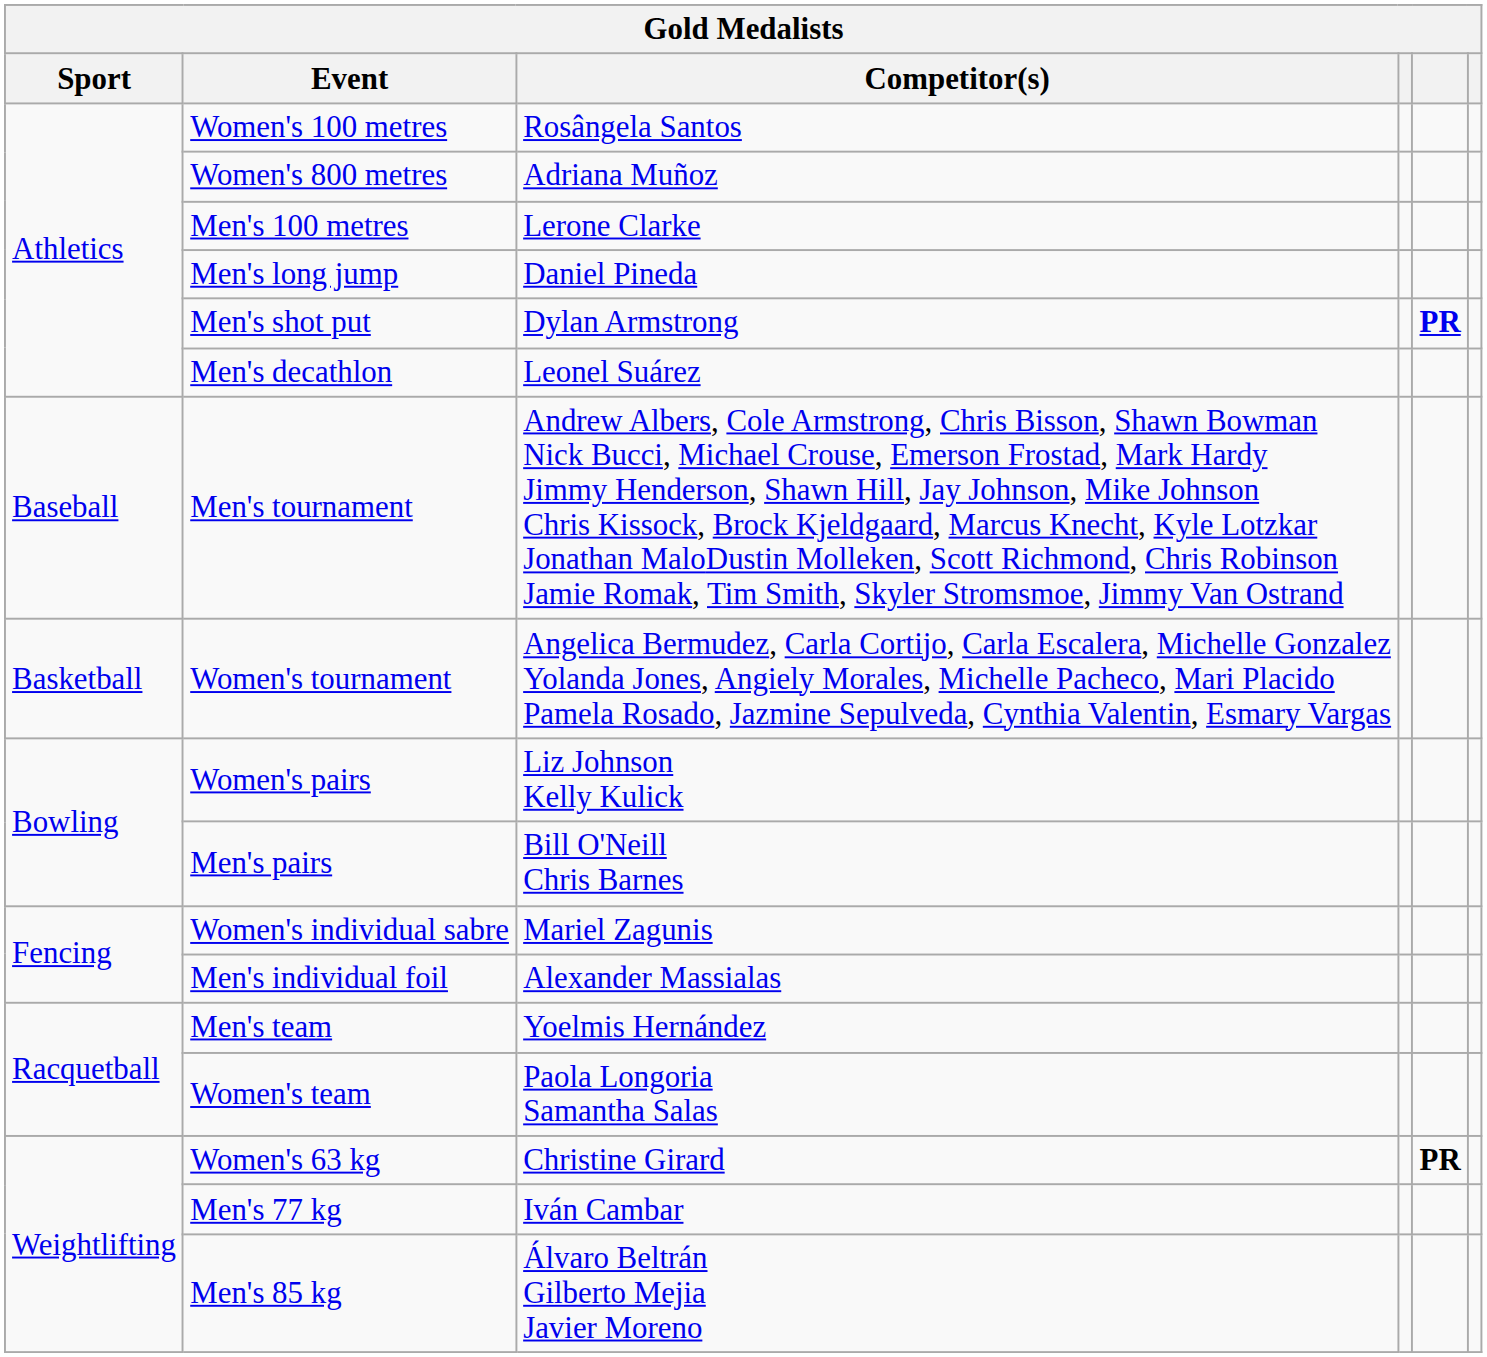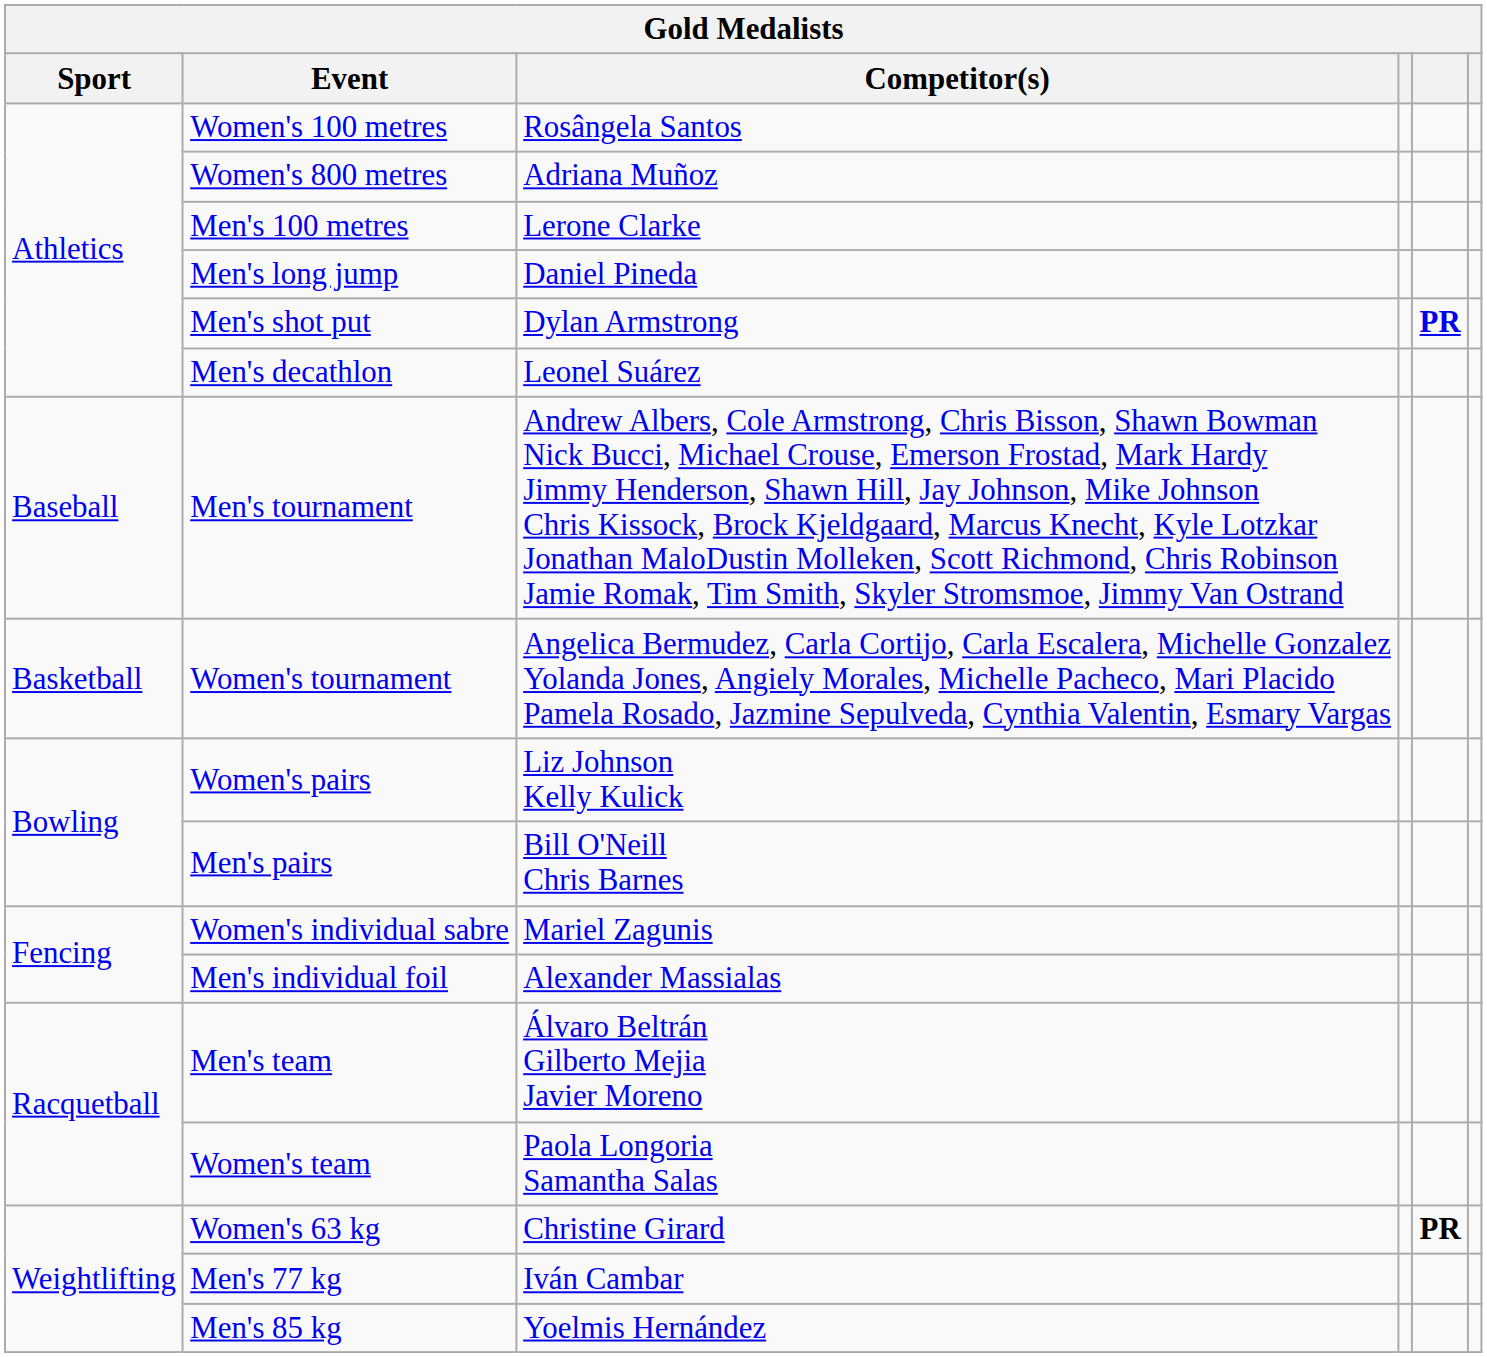(645, 1027) Yoelmis Hernández -> (615, 1062) Álvaro Beltrán Gilberto Mejia Javier Moreno
(615, 1292) Álvaro Beltrán Gilberto Mejia Javier Moreno -> (645, 1327) Yoelmis Hernández
